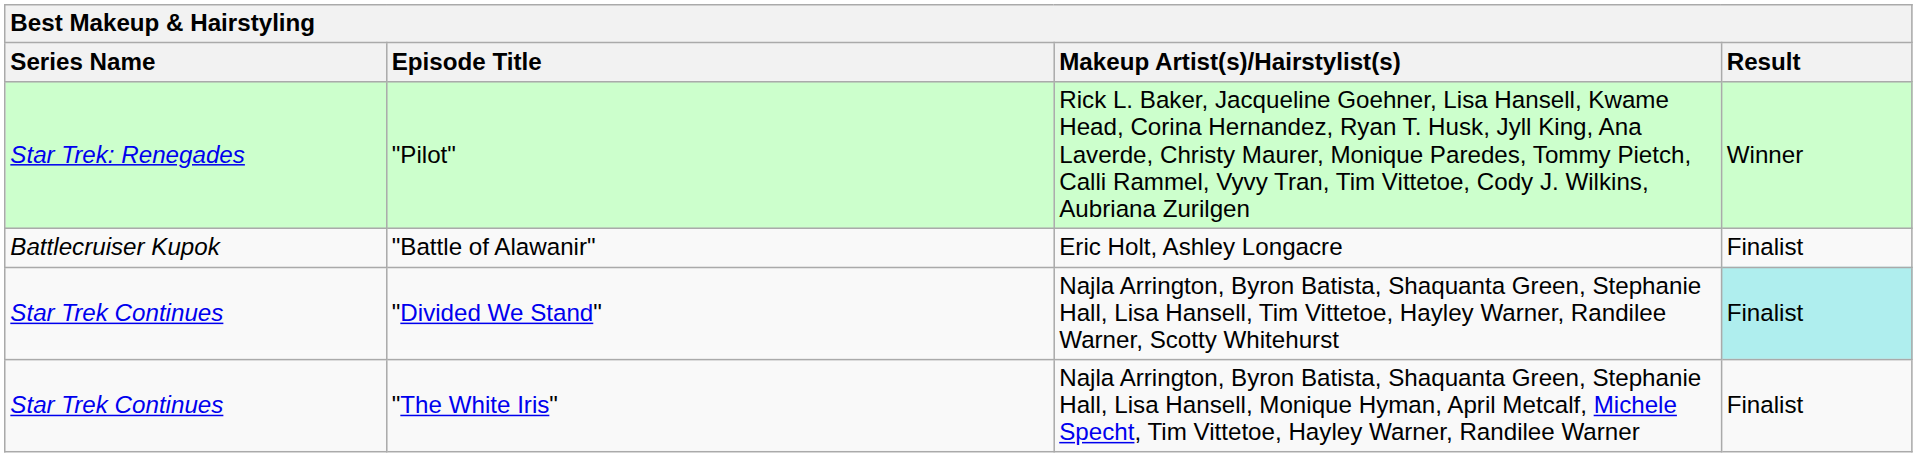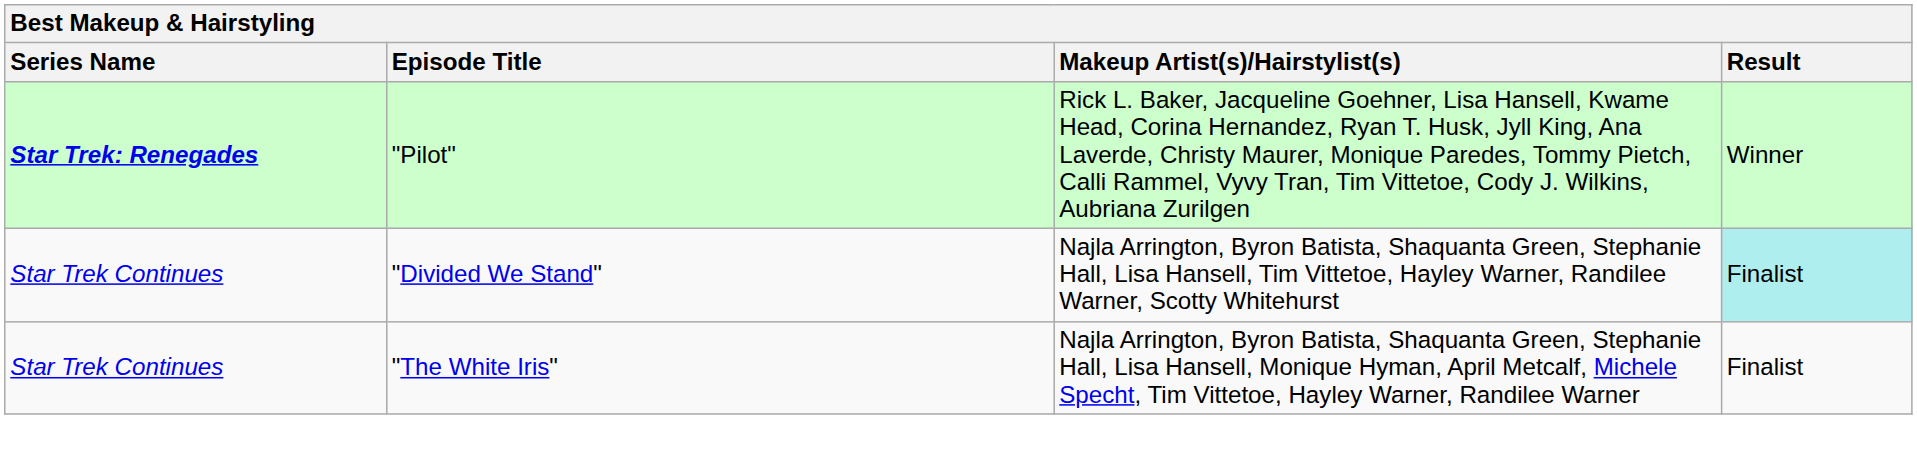(128, 154) normal -> (134, 154) bold
- row: (494, 247)
